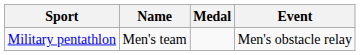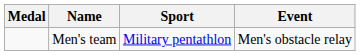columns swapped: (212, 16) <-> (62, 16)
